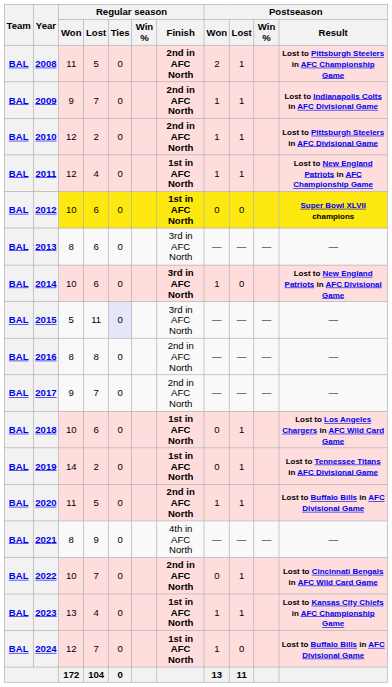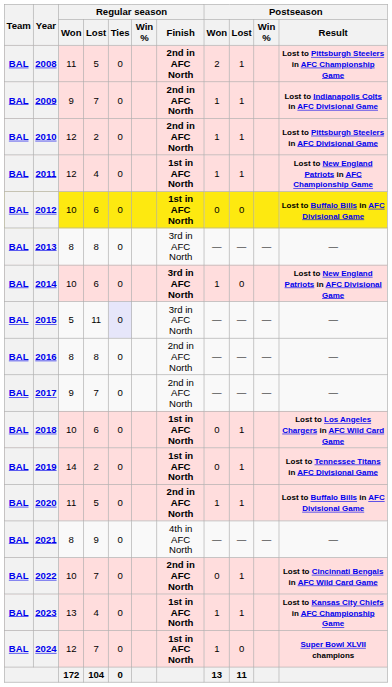(333, 211) Super Bowl XLVII champions -> (333, 211) Lost to Buffalo Bills in AFC Divisional Game
(96, 247) 6 -> (96, 247) 8
(333, 650) Lost to Buffalo Bills in AFC Divisional Game -> (333, 650) Super Bowl XLVII champions
